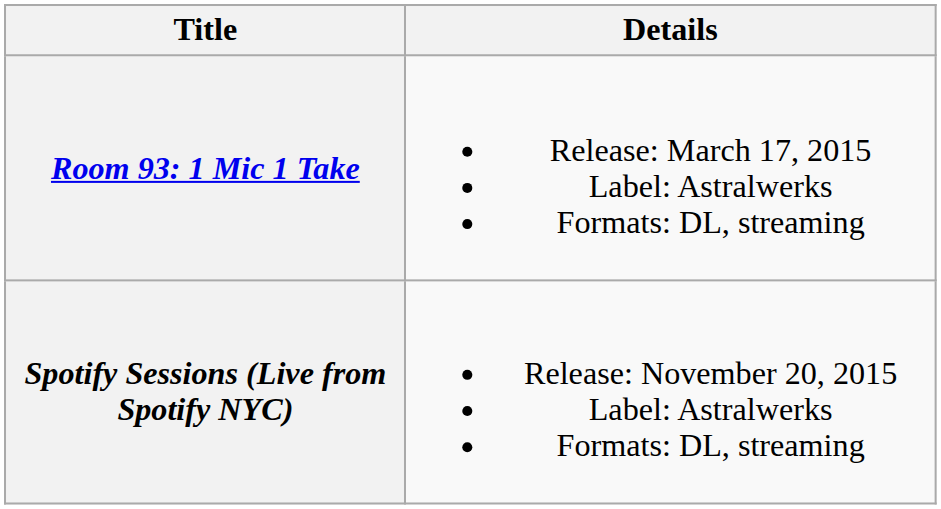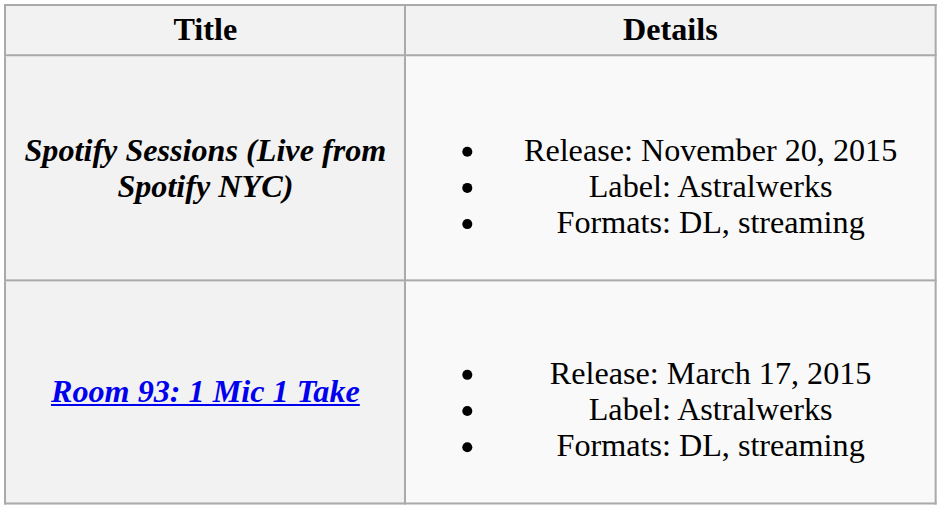rows swapped: (205, 167) <-> (205, 391)
